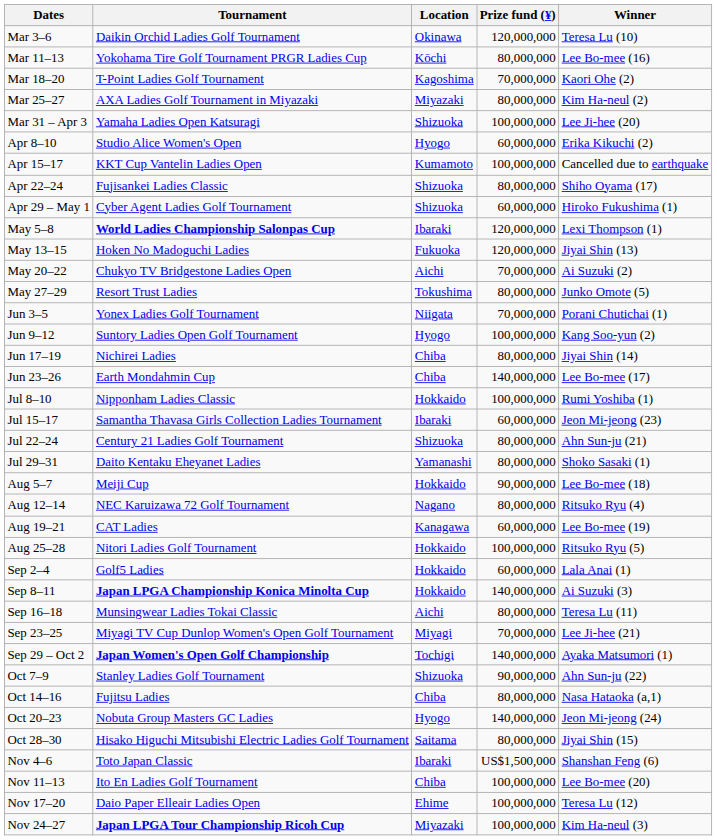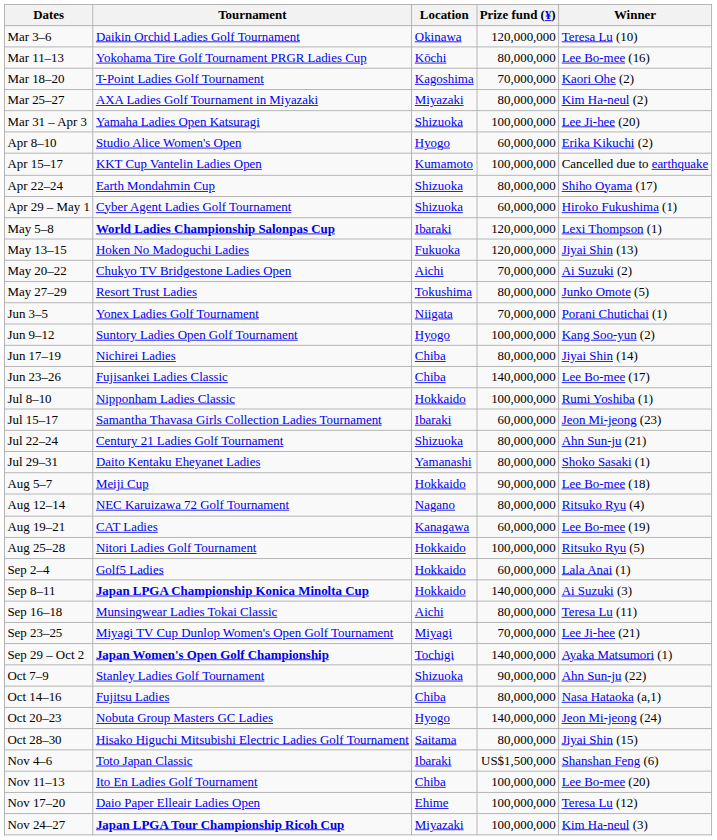(162, 185) Fujisankei Ladies Classic -> (155, 185) Earth Mondahmin Cup
(155, 377) Earth Mondahmin Cup -> (162, 377) Fujisankei Ladies Classic
